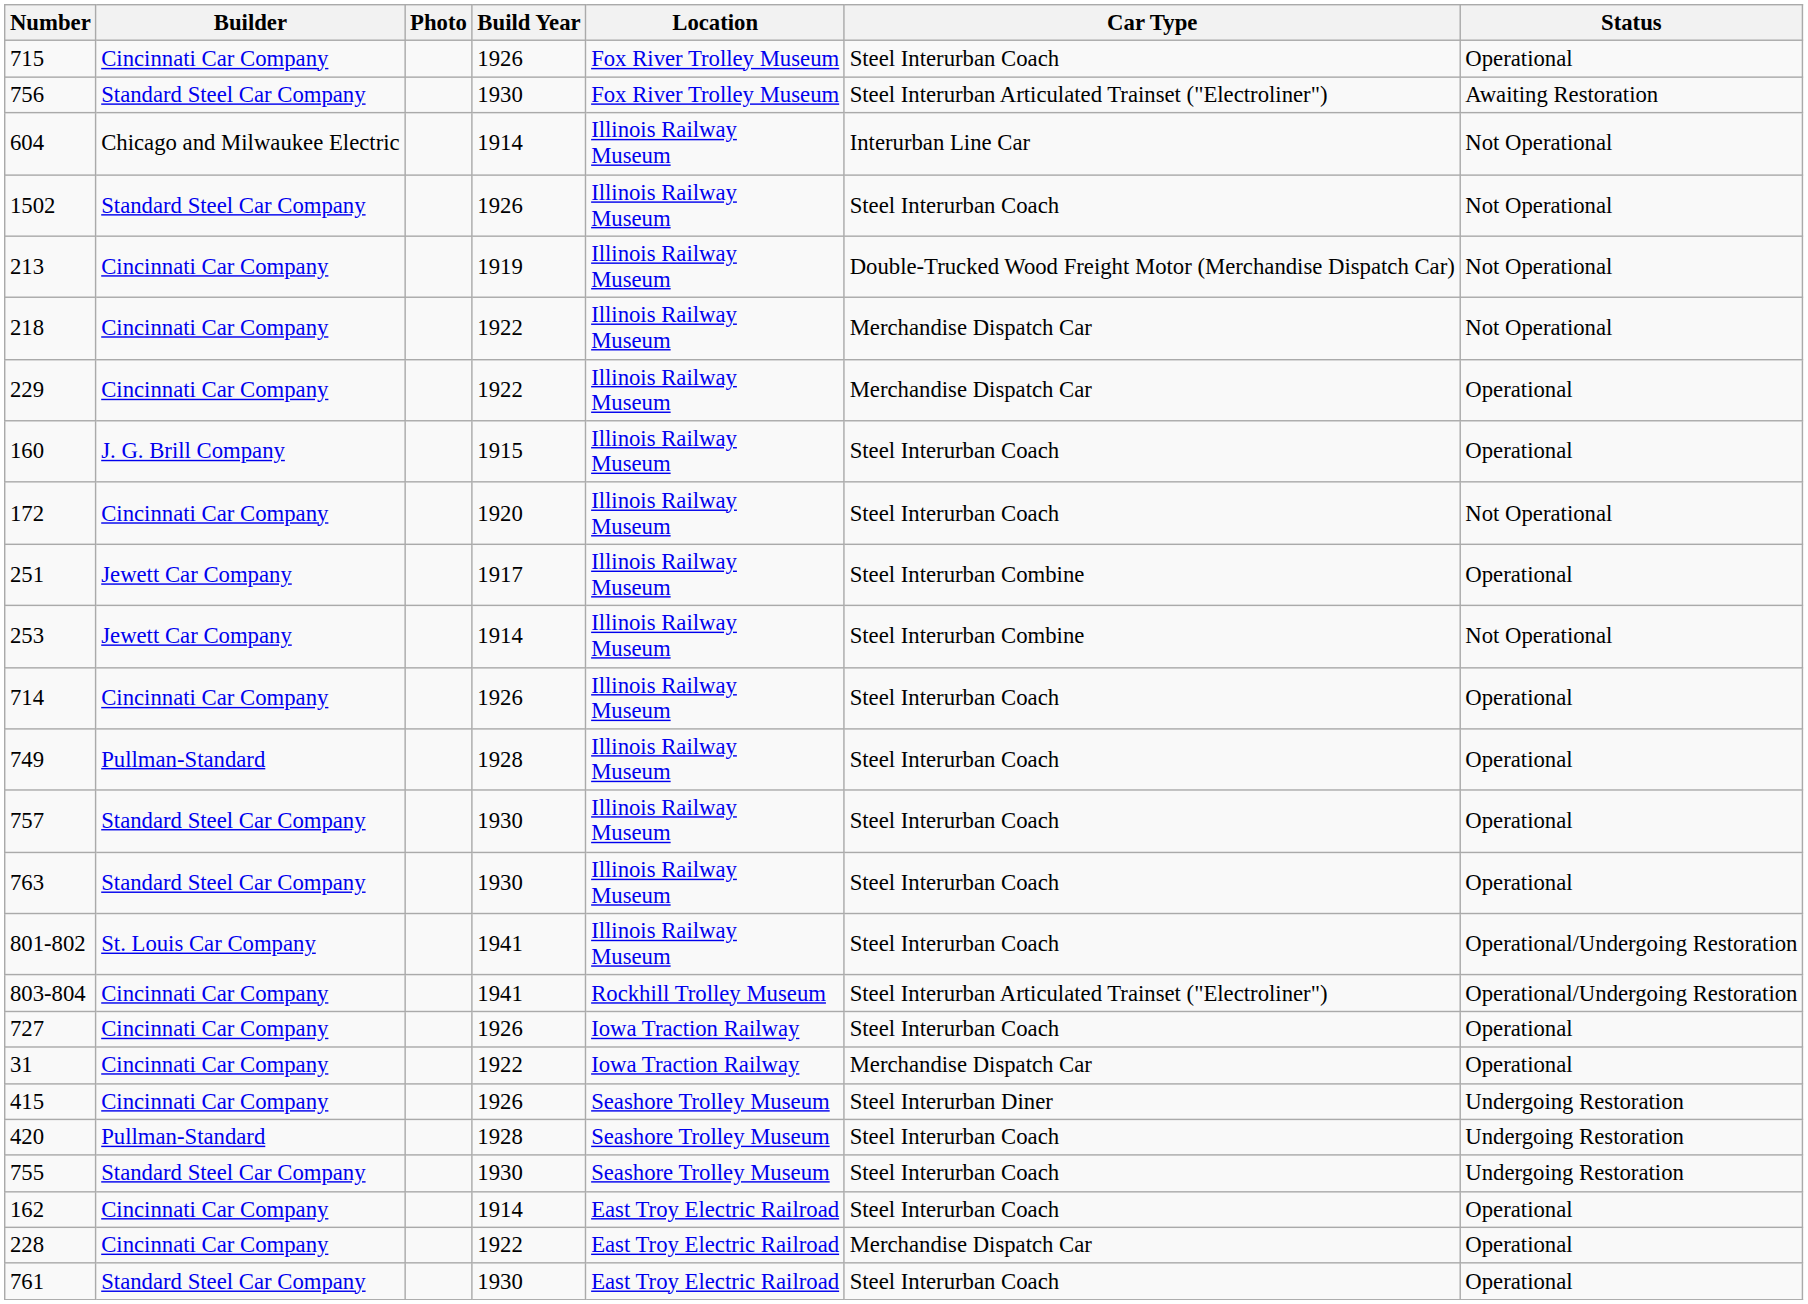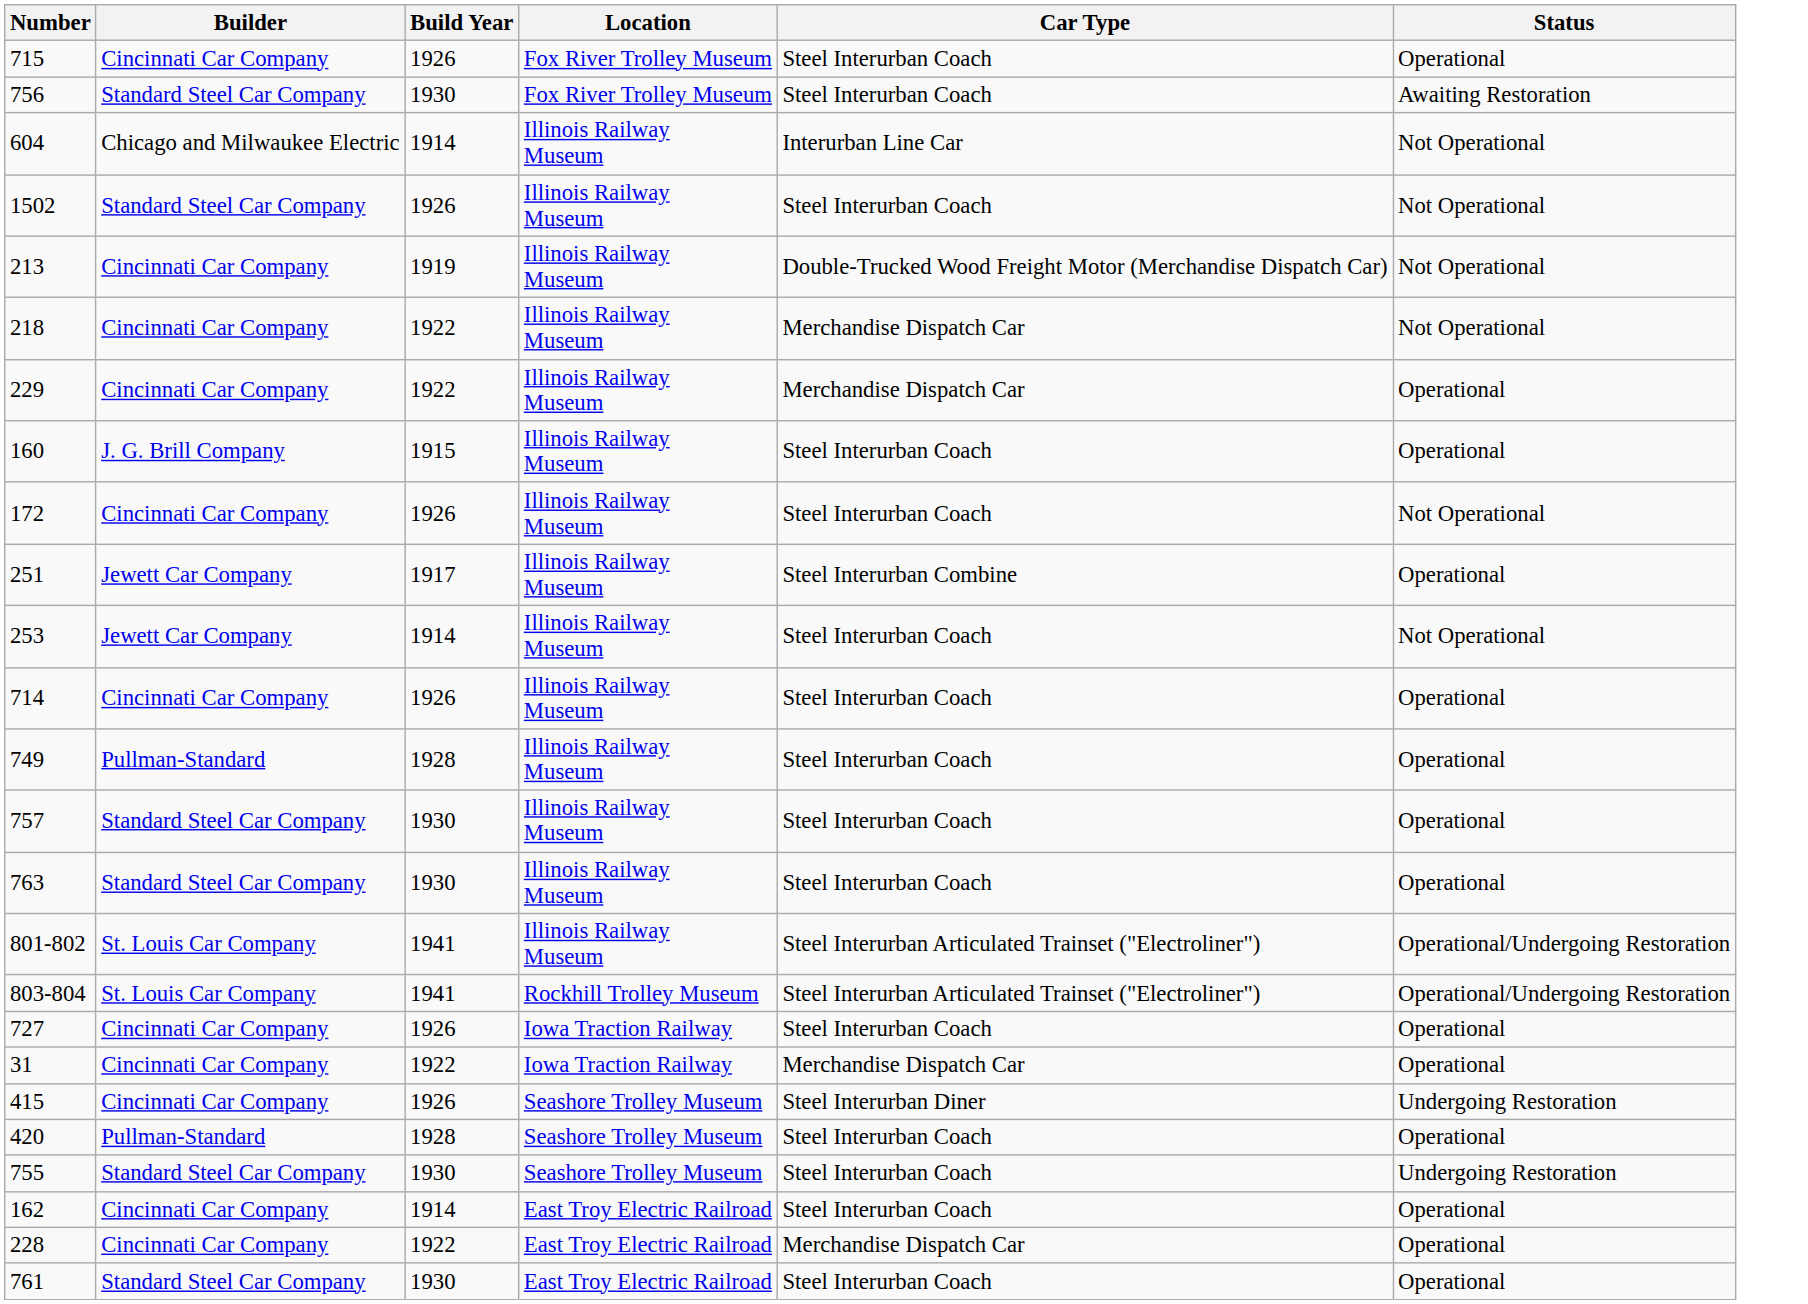- column: (438, 22)
(1089, 94) Steel Interurban Articulated Trainset ("Electroliner") -> (887, 94) Steel Interurban Coach
(500, 512) 1920 -> (433, 512) 1926
(967, 636) Steel Interurban Combine -> (887, 636) Steel Interurban Coach
(954, 944) Steel Interurban Coach -> (1021, 944) Steel Interurban Articulated Trainset ("Electroliner")
(215, 992) Cincinnati Car Company -> (208, 992) St. Louis Car Company
(1575, 1137) Undergoing Restoration -> (1452, 1137) Operational
